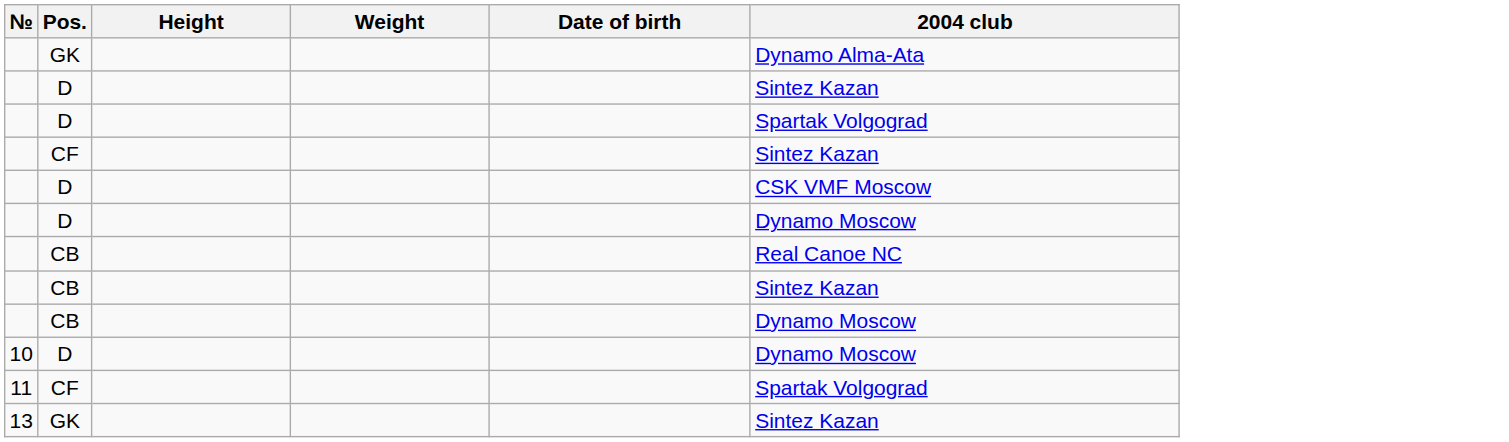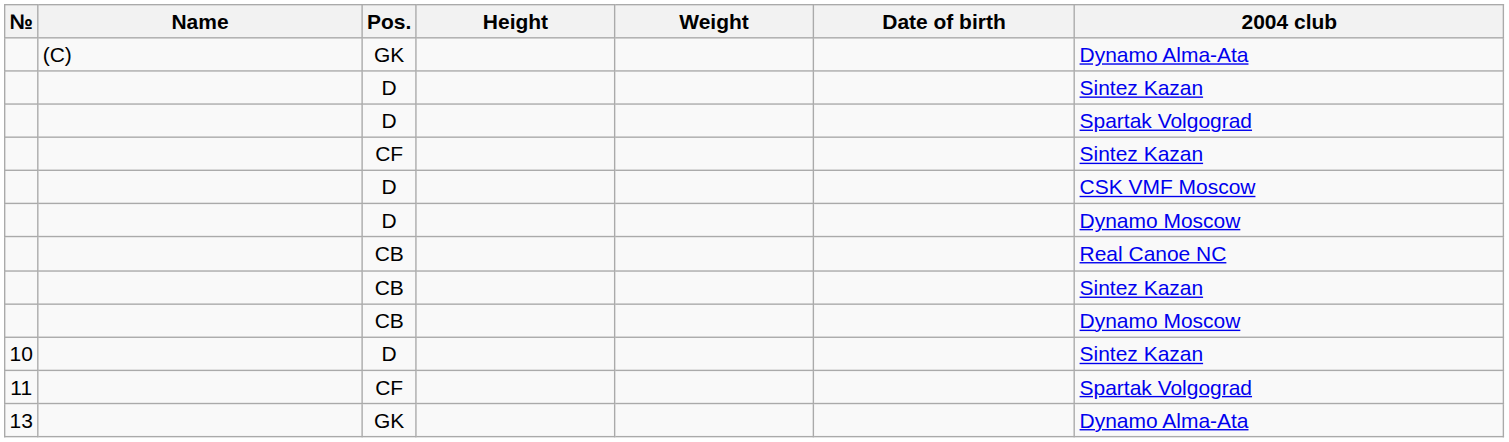+ column: (200, 21)
(836, 354) Dynamo Moscow -> (1141, 354) Sintez Kazan
(817, 420) Sintez Kazan -> (1164, 420) Dynamo Alma-Ata
